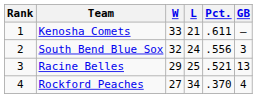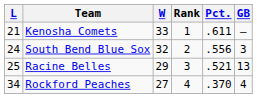columns swapped: (20, 13) <-> (194, 13)
